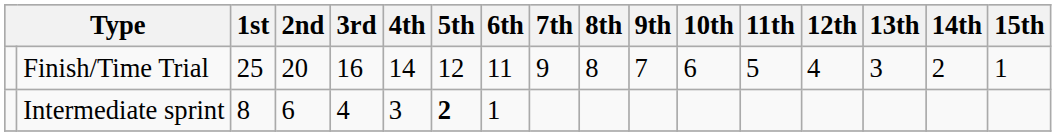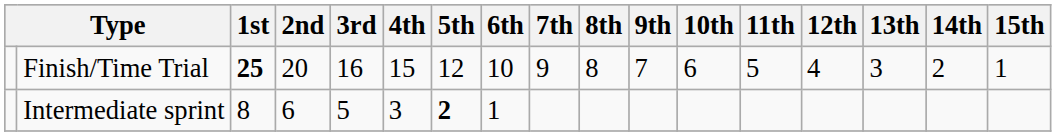(250, 67) normal -> (250, 67) bold
(402, 67) 14 -> (402, 67) 15
(500, 67) 11 -> (500, 67) 10
(343, 109) 4 -> (343, 109) 5
